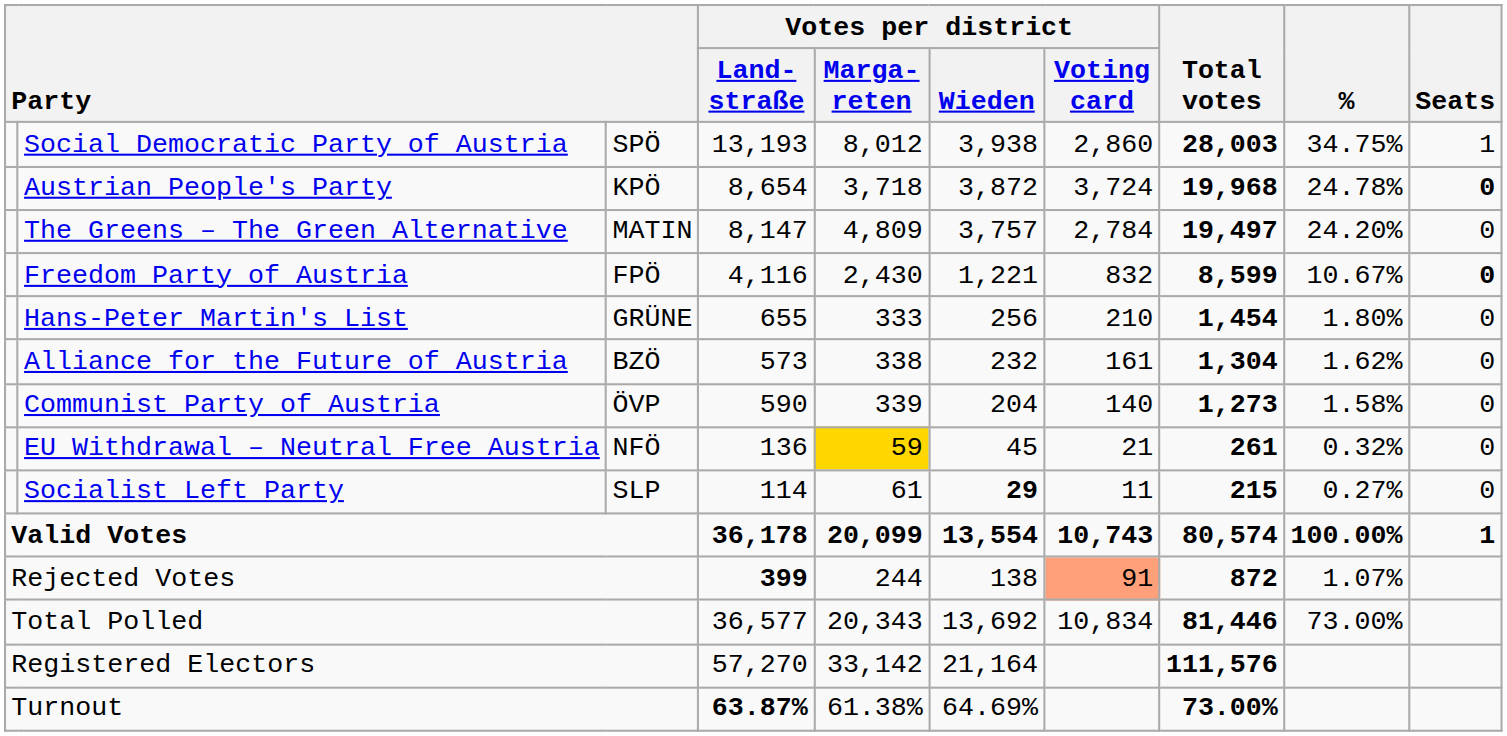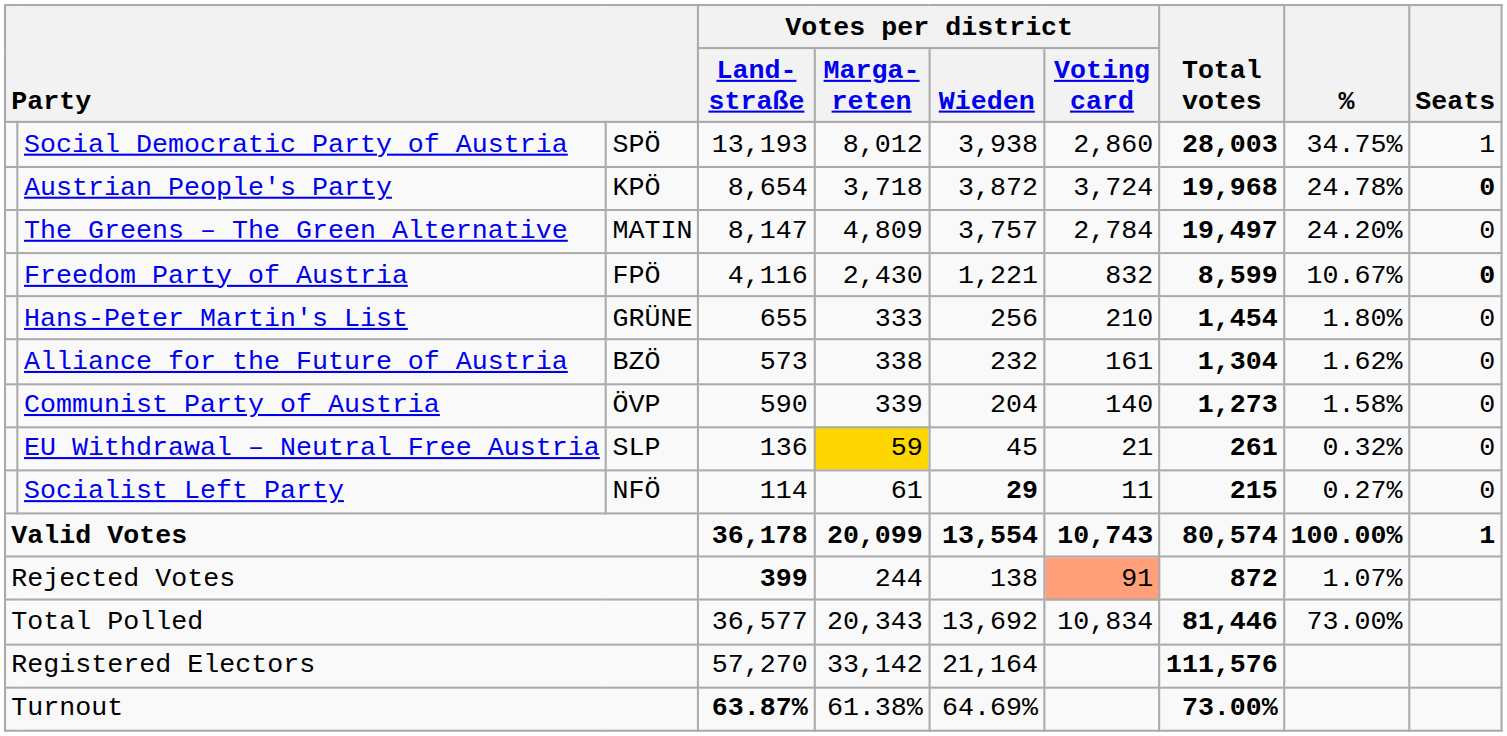(636, 448) NFÖ -> (636, 448) SLP
(636, 492) SLP -> (636, 492) NFÖ
